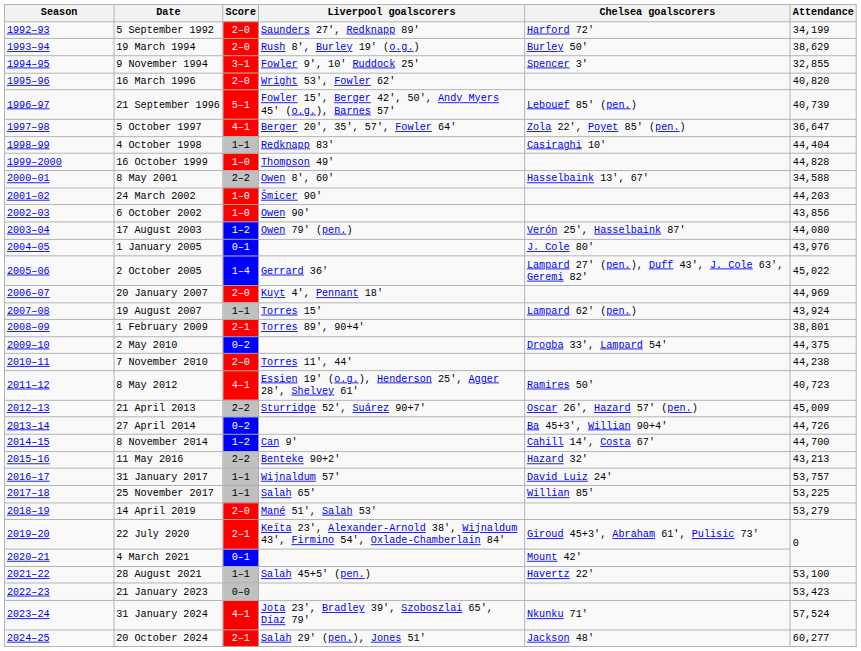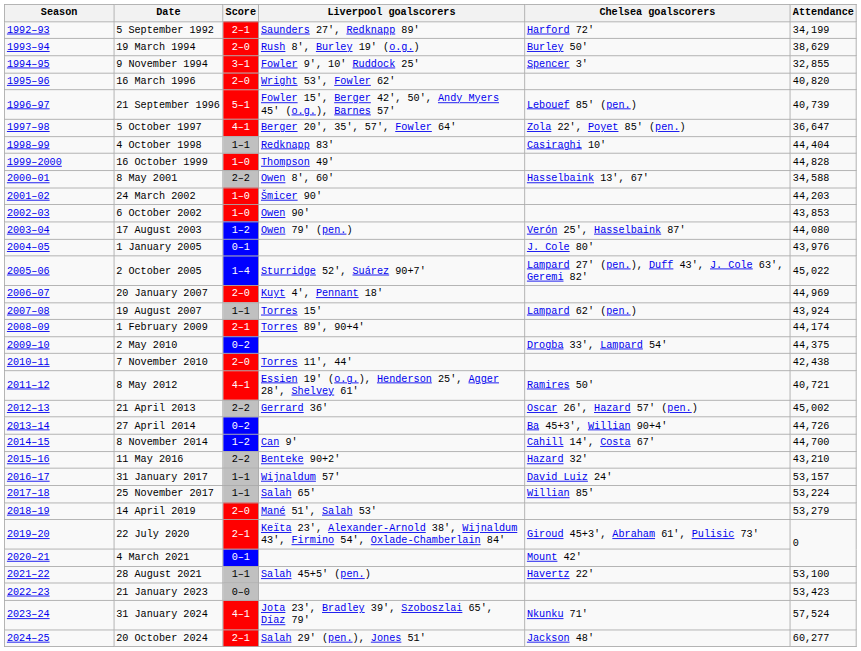(241, 30) 2–0 -> (241, 30) 2–1
(811, 213) 43,856 -> (811, 213) 43,853
(295, 270) Gerrard 36' -> (343, 270) Sturridge 52', Suárez 90+7'
(811, 328) 38,801 -> (811, 328) 44,174
(811, 362) 44,238 -> (811, 362) 42,438
(811, 385) 40,723 -> (811, 385) 40,721
(343, 408) Sturridge 52', Suárez 90+7' -> (295, 408) Gerrard 36'
(811, 408) 45,009 -> (811, 408) 45,002
(811, 460) 43,213 -> (811, 460) 43,210
(811, 477) 53,757 -> (811, 477) 53,157
(811, 494) 53,225 -> (811, 494) 53,224
